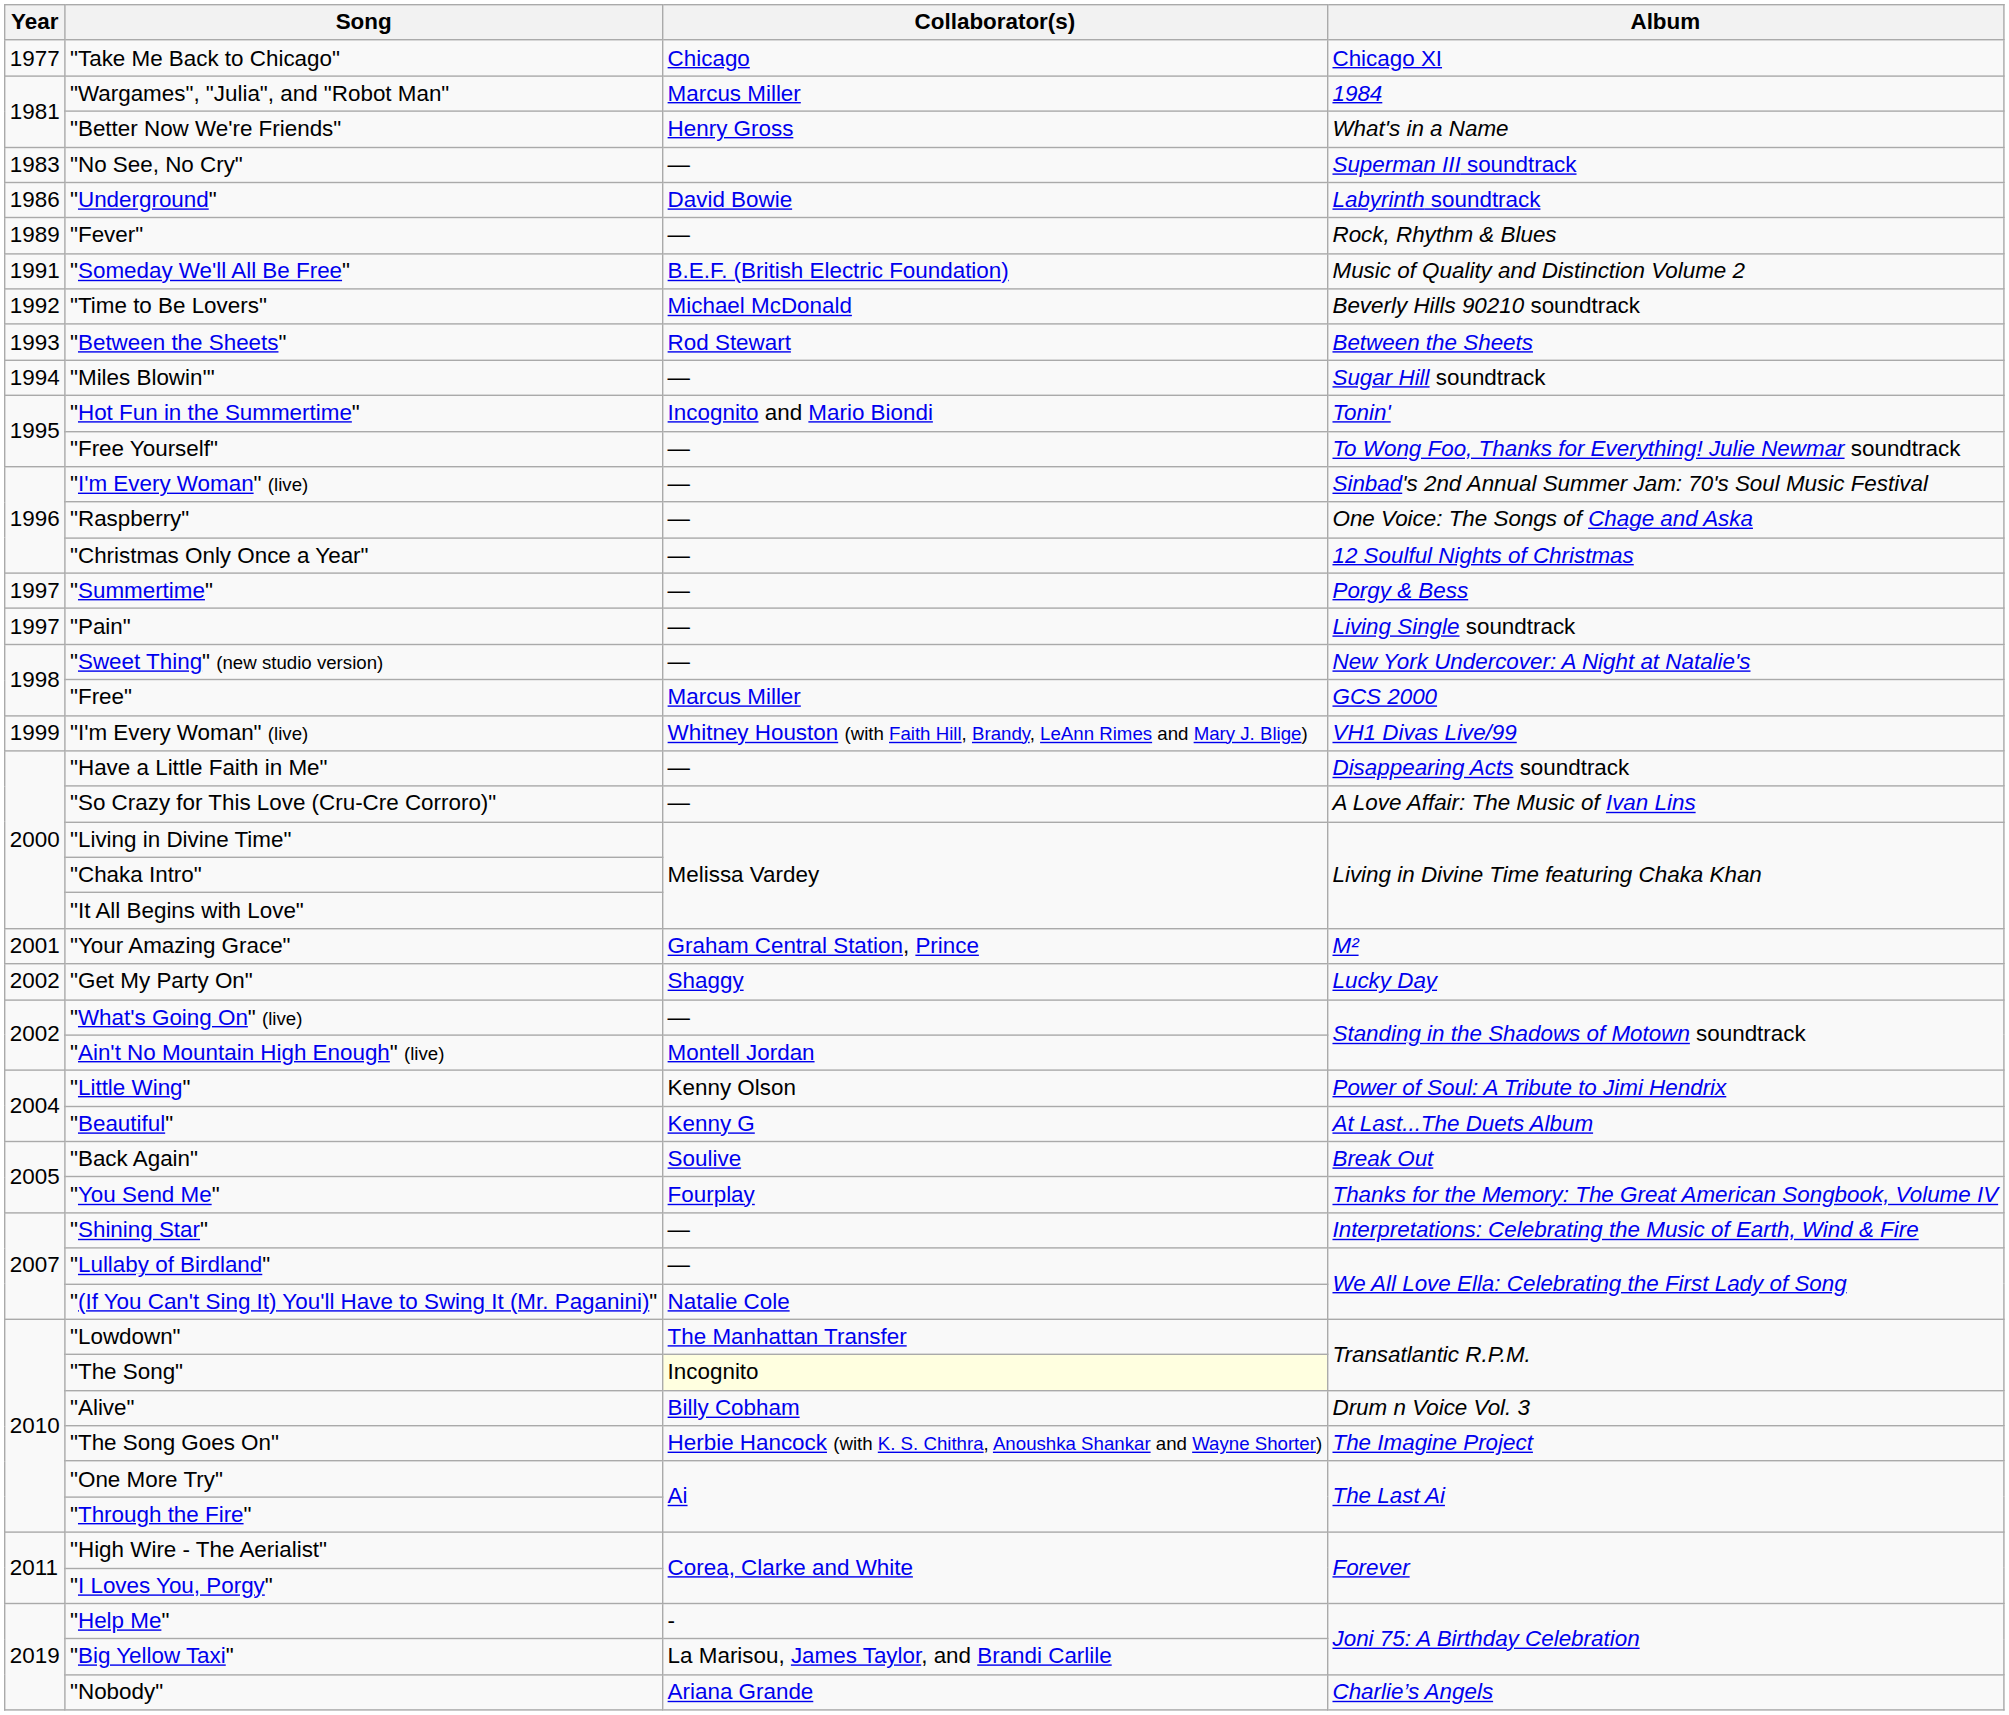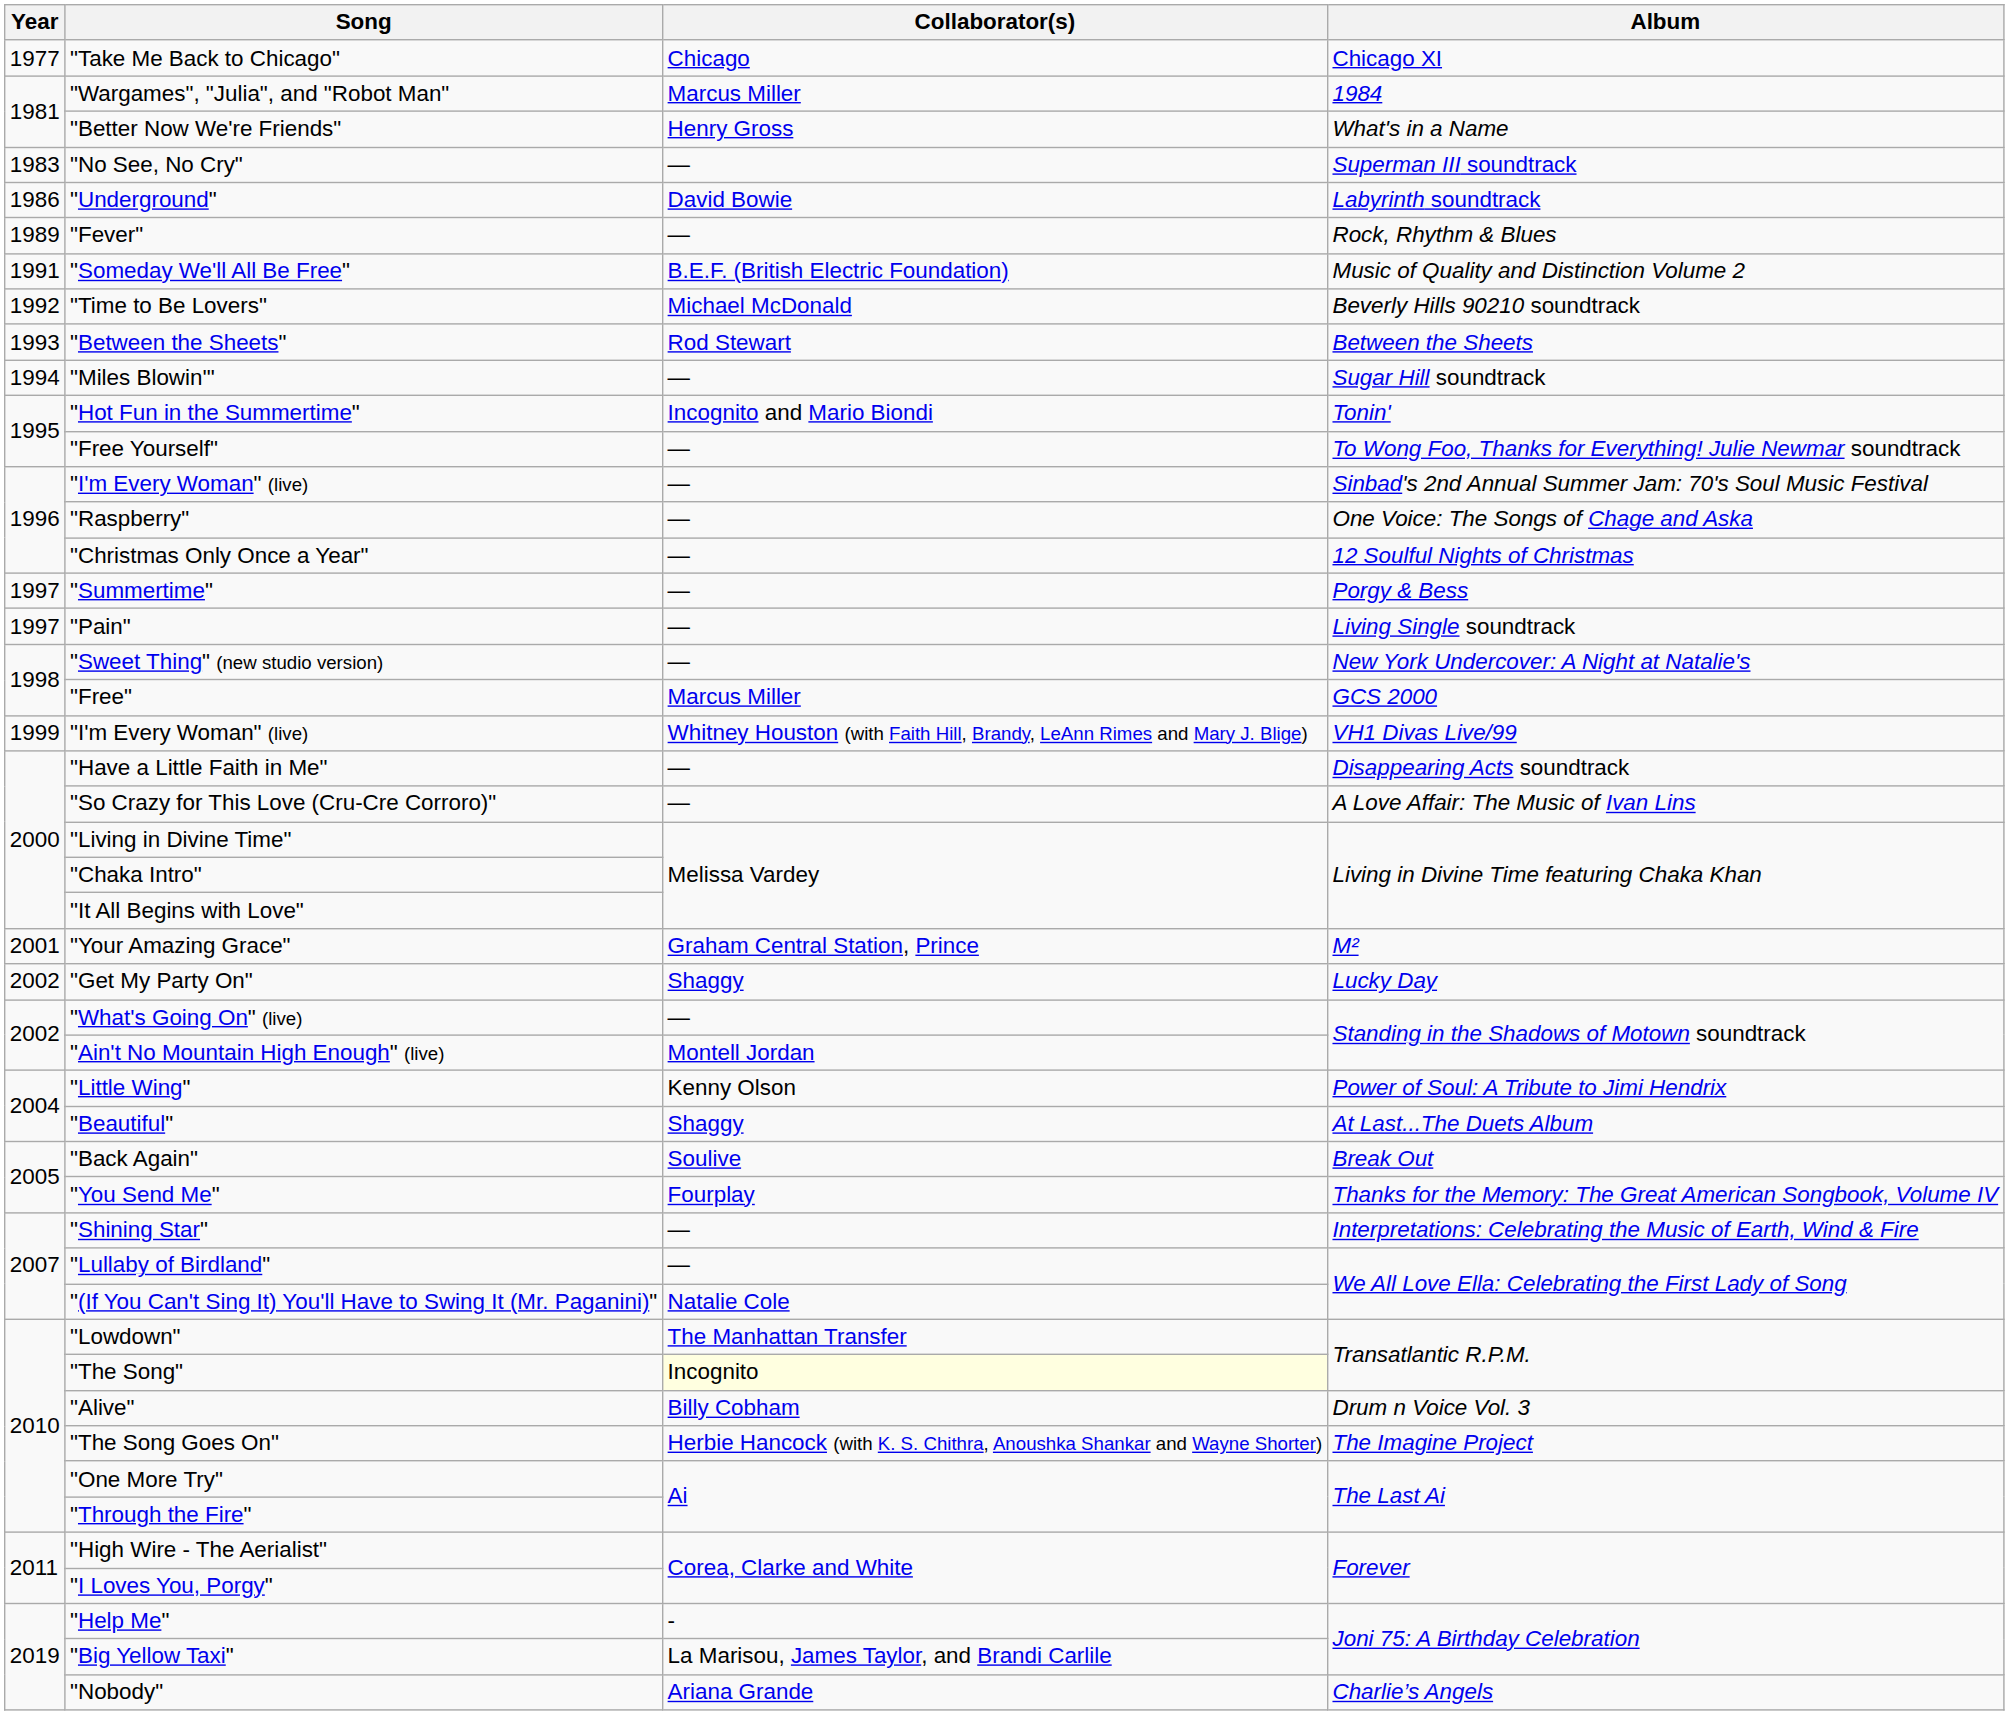(711, 1123) Kenny G -> (706, 1123) Shaggy
